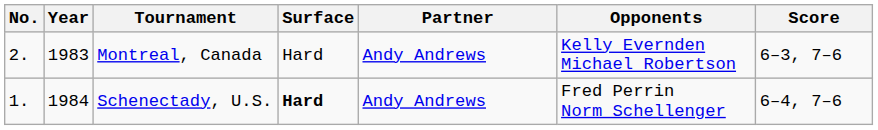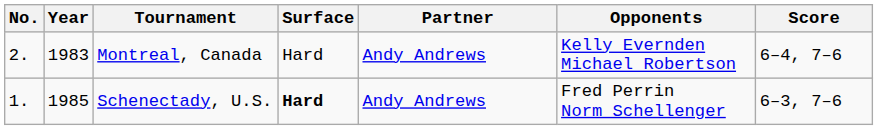(801, 55) 6–3, 7–6 -> (801, 55) 6–4, 7–6
(68, 101) 1984 -> (68, 101) 1985
(801, 101) 6–4, 7–6 -> (801, 101) 6–3, 7–6
